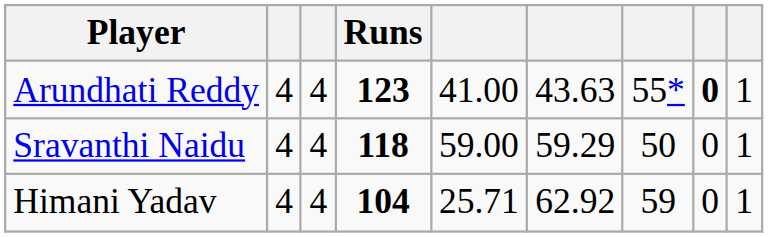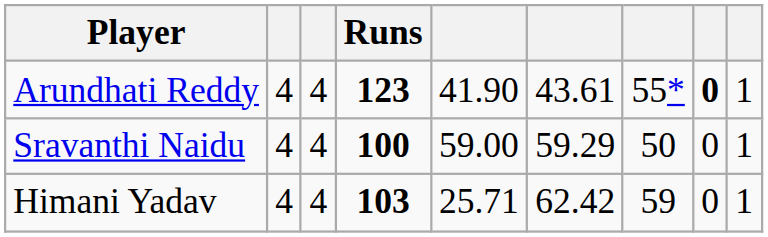(479, 88) 41.00 -> (479, 88) 41.90
(575, 88) 43.63 -> (575, 88) 43.61
(383, 145) 118 -> (383, 145) 100
(383, 201) 104 -> (383, 201) 103
(575, 201) 62.92 -> (575, 201) 62.42
